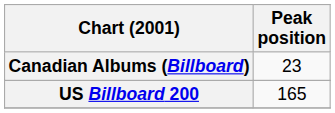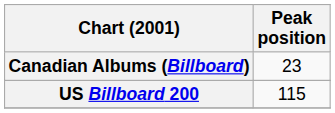(292, 94) 165 -> (292, 94) 115
